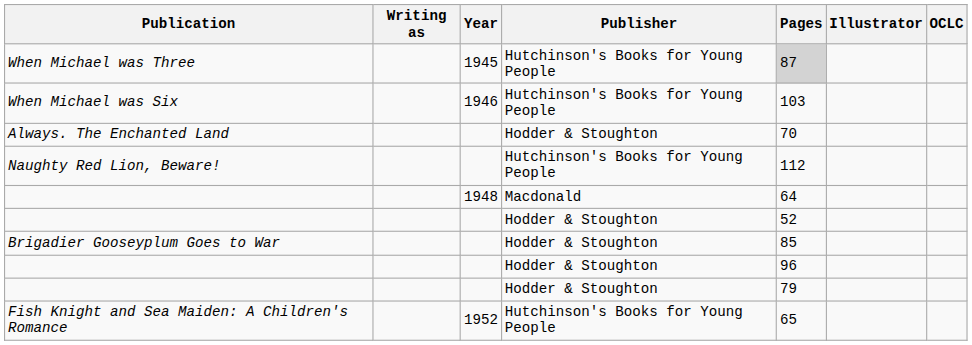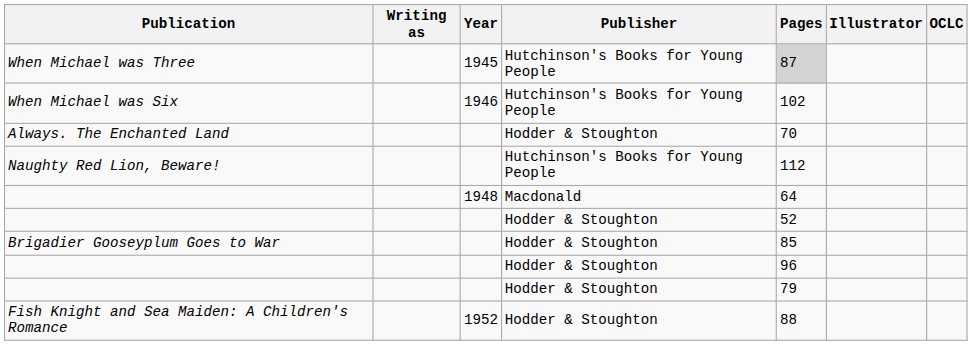(793, 103) 103 -> (793, 103) 102
(624, 321) Hutchinson's Books for Young People -> (581, 321) Hodder & Stoughton
(789, 321) 65 -> (789, 321) 88
